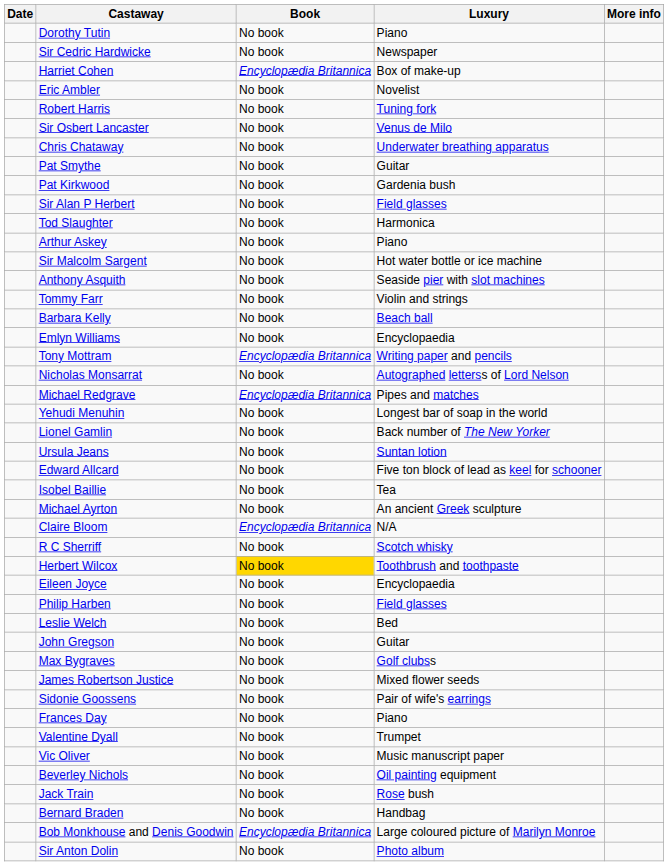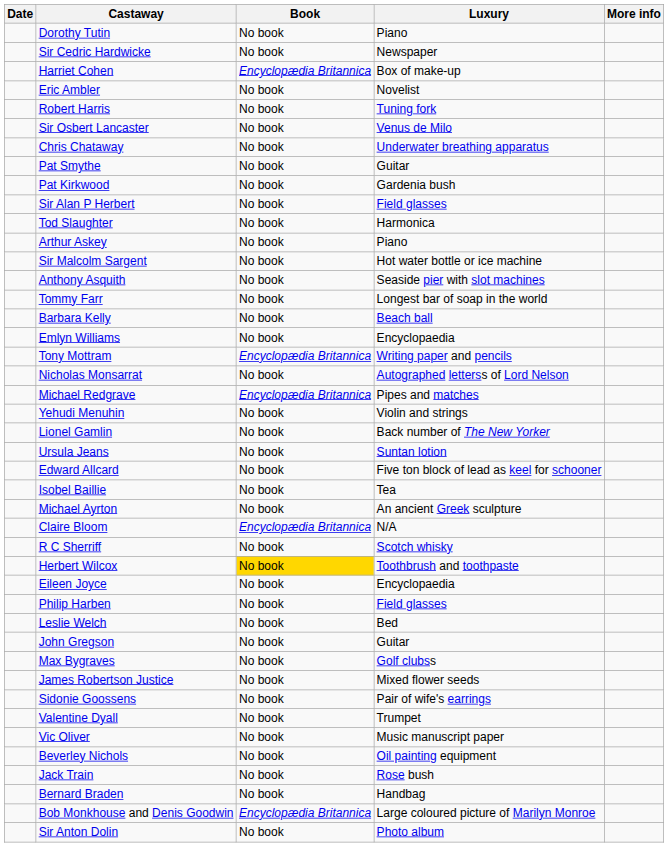(422, 299) Violin and strings -> (462, 299) Longest bar of soap in the world
(462, 413) Longest bar of soap in the world -> (422, 413) Violin and strings
- row: (73, 718)
